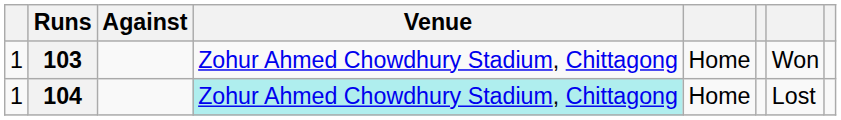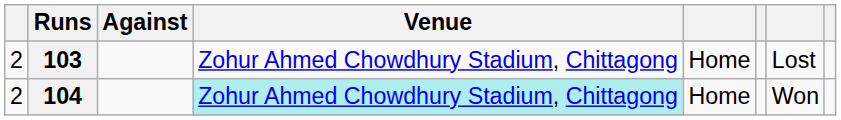(17, 59) 1 -> (17, 59) 2
(796, 59) Won -> (794, 59) Lost
(17, 96) 1 -> (17, 96) 2
(794, 96) Lost -> (796, 96) Won
